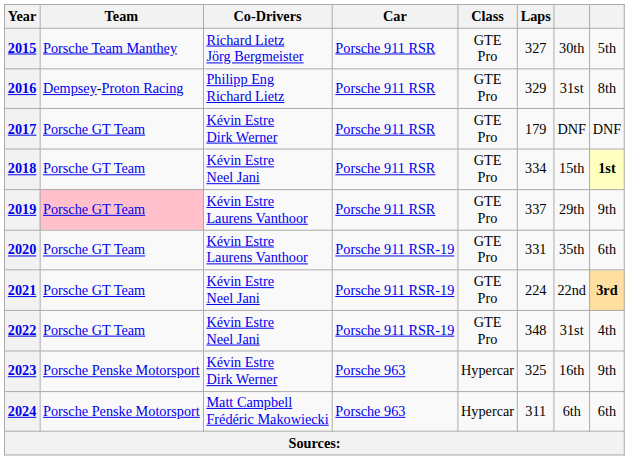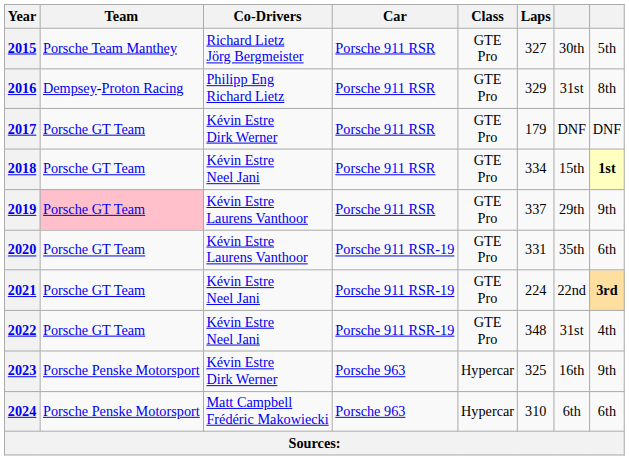(536, 411) 311 -> (536, 411) 310
